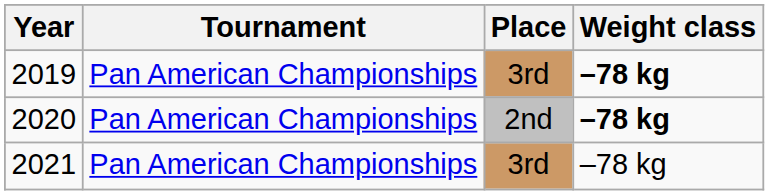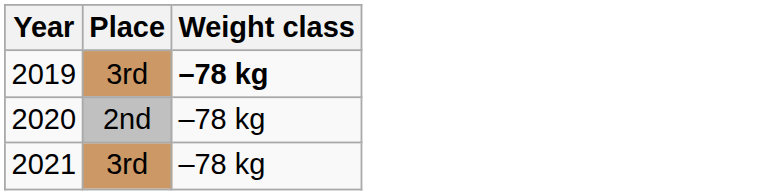- column: (283, 27)
(625, 119) bold -> (222, 119) normal
